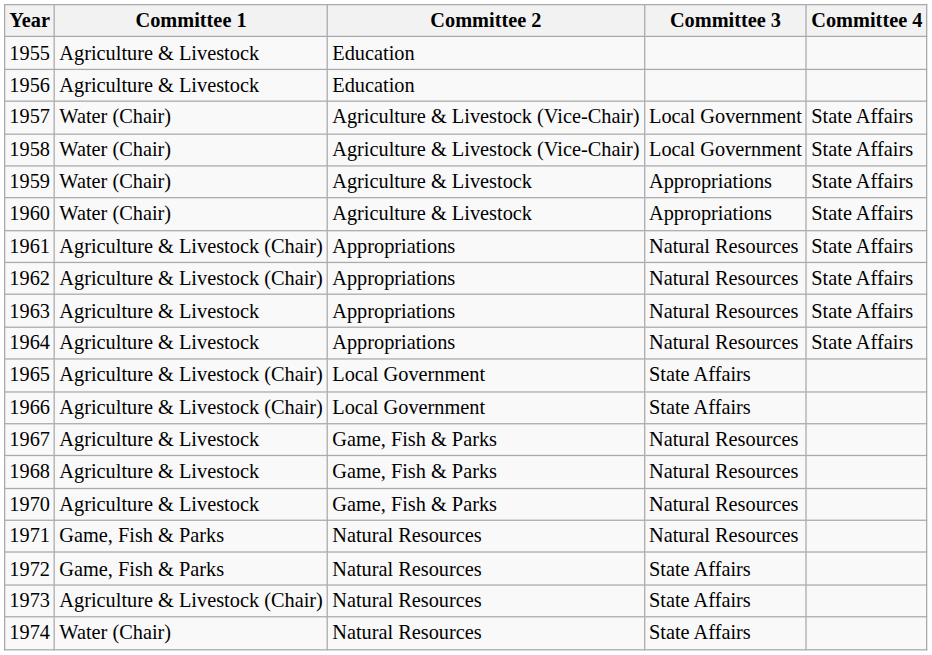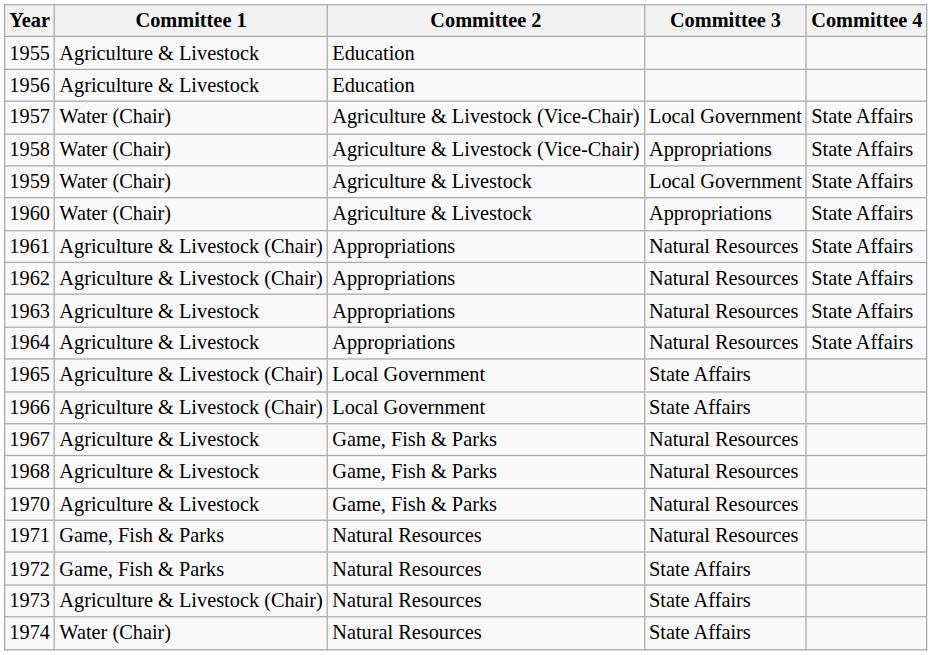(725, 149) Local Government -> (711, 149) Appropriations
(711, 181) Appropriations -> (725, 181) Local Government
